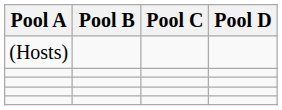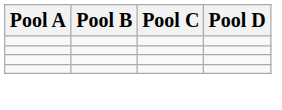- row: (39, 52)
